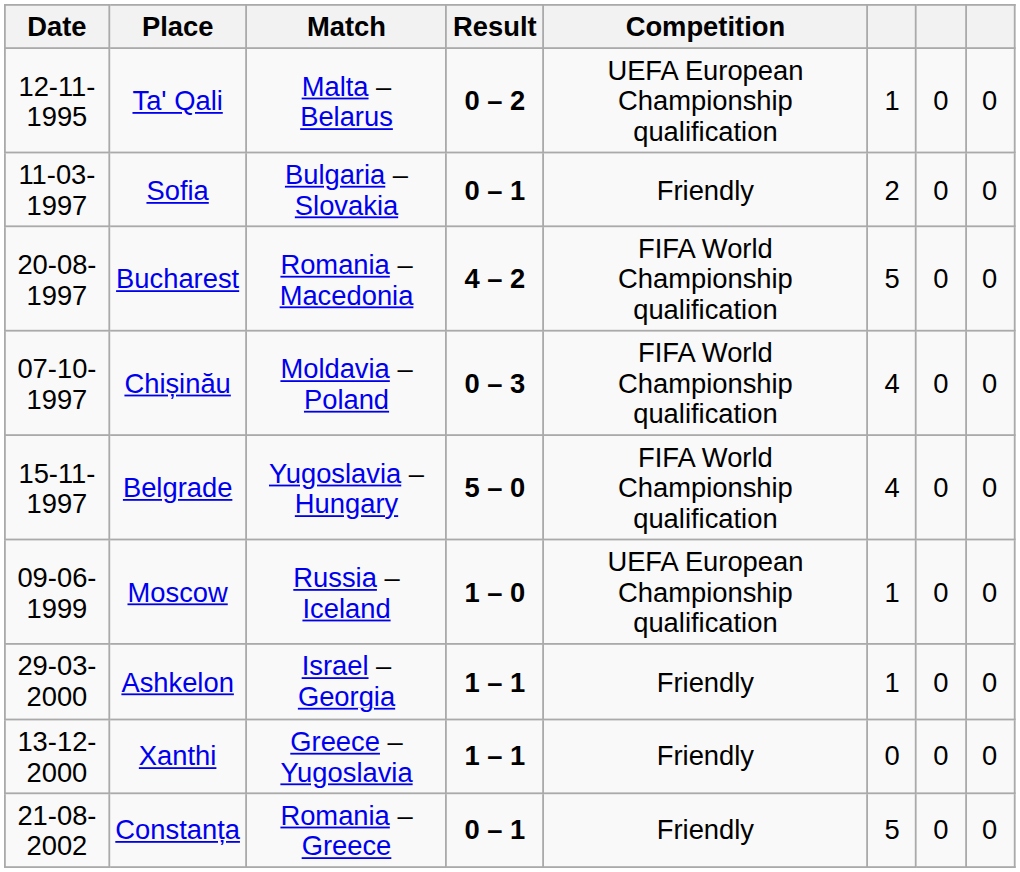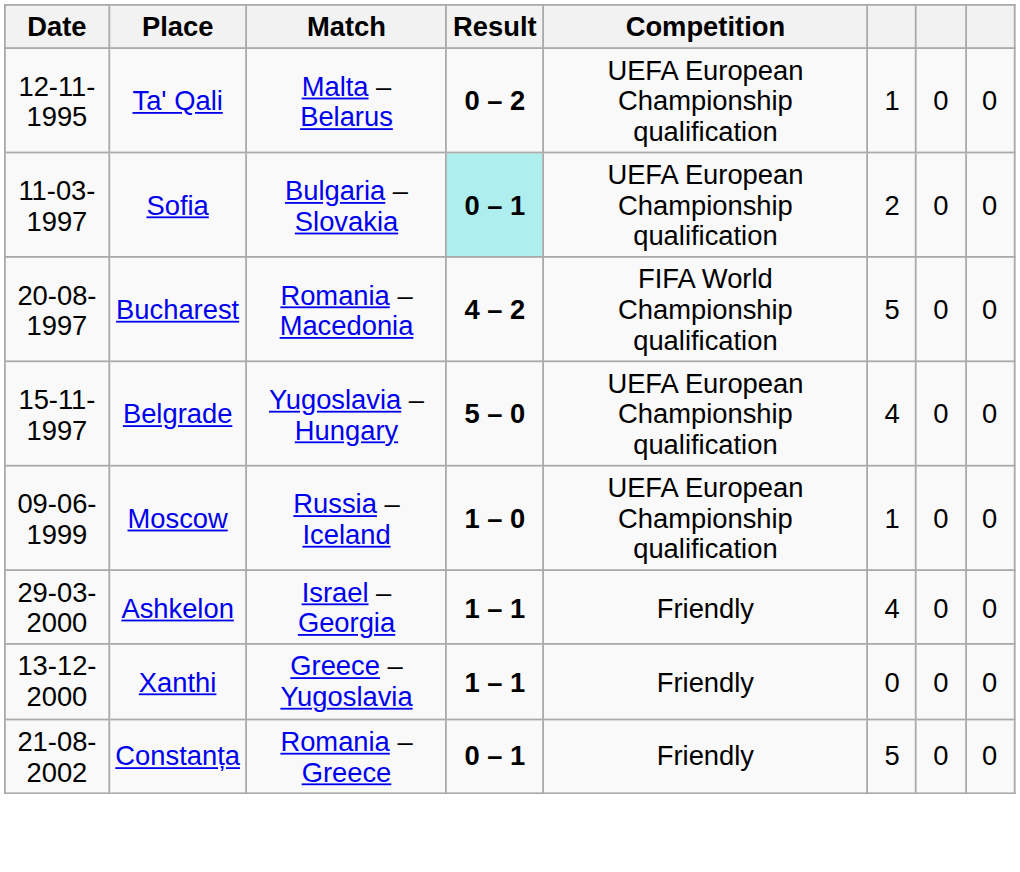(495, 190) no background -> (495, 205) paleturquoise background
(705, 190) Friendly -> (705, 205) UEFA European Championship qualification
- row: (178, 384)
(705, 488) FIFA World Championship qualification -> (705, 414) UEFA European Championship qualification
(892, 682) 1 -> (892, 608) 4
